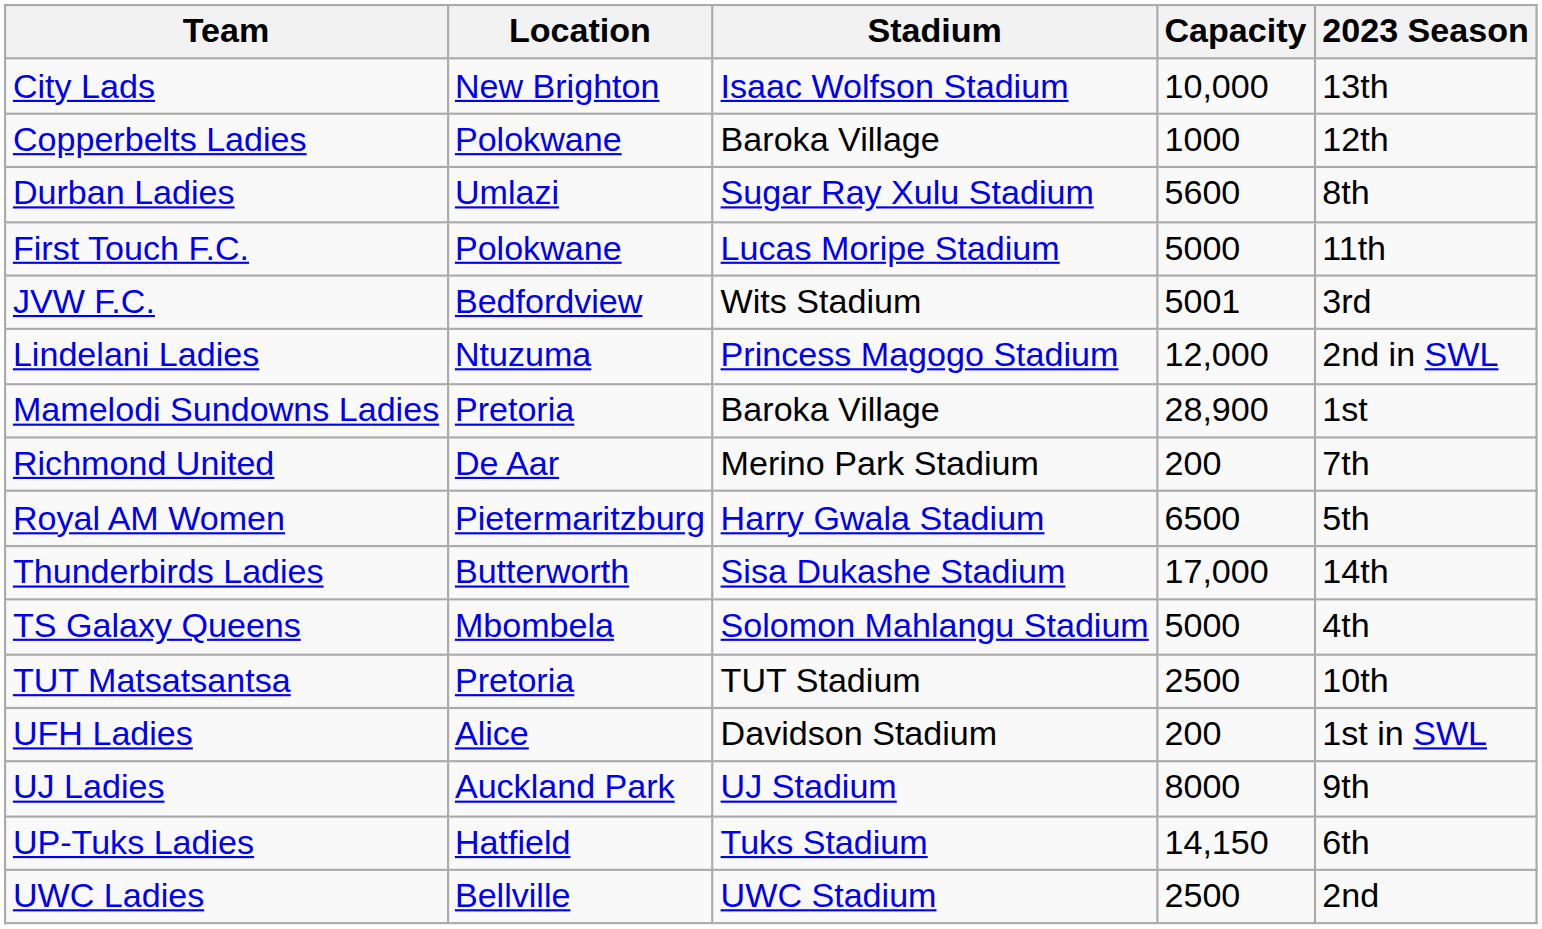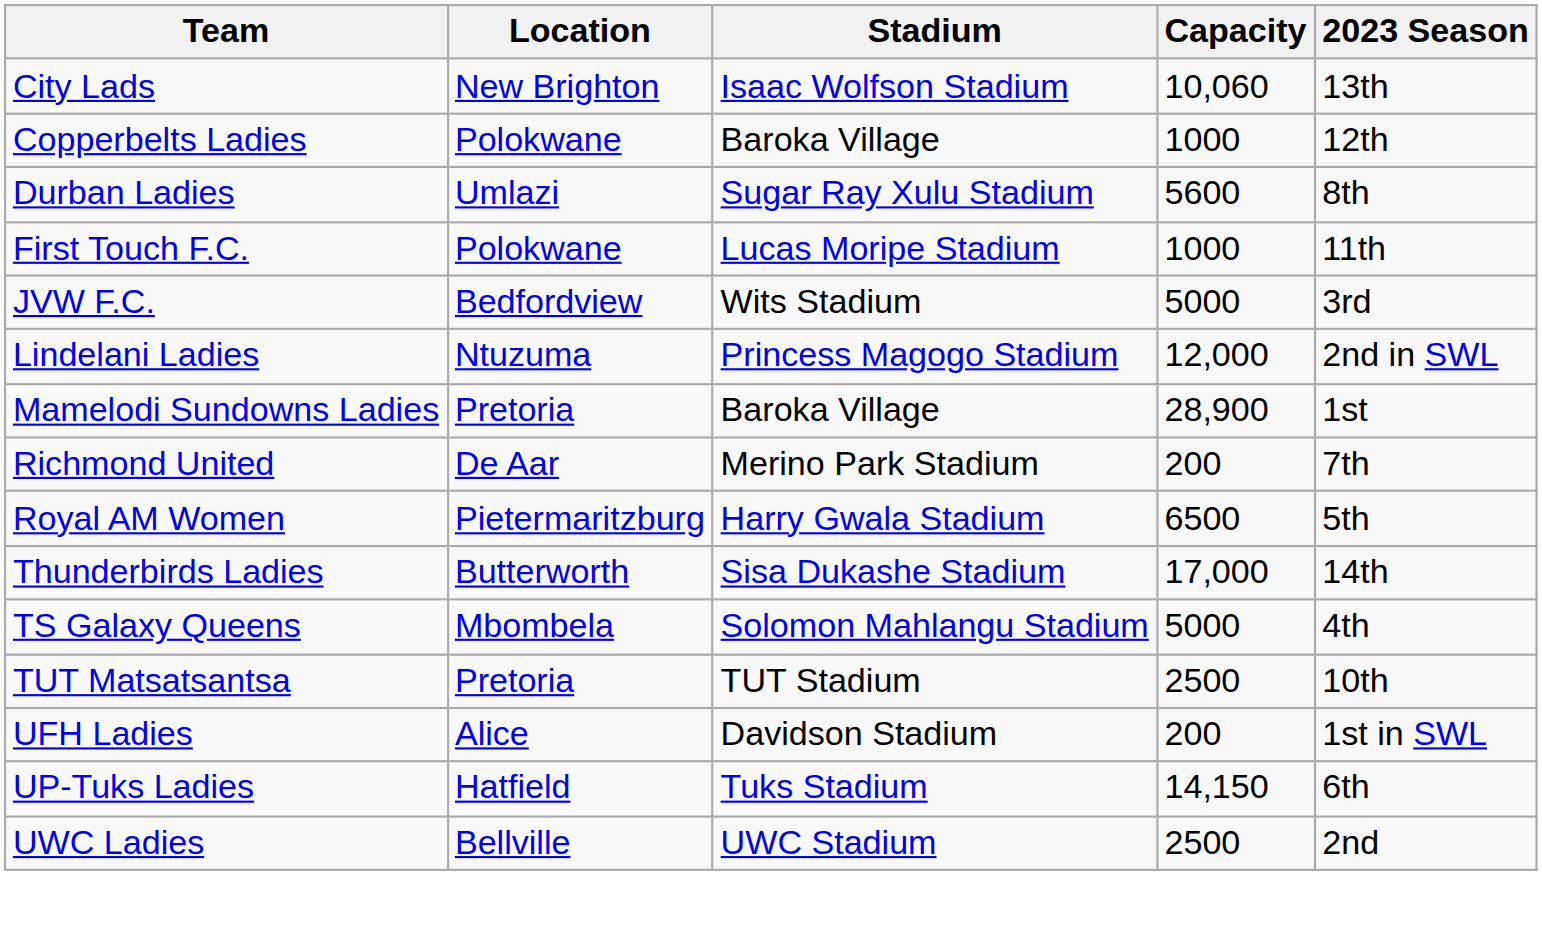(1217, 85) 10,000 -> (1217, 85) 10,060
(1202, 247) 5000 -> (1202, 247) 1000
(1202, 301) 5001 -> (1202, 301) 5000
- row: (89, 788)
